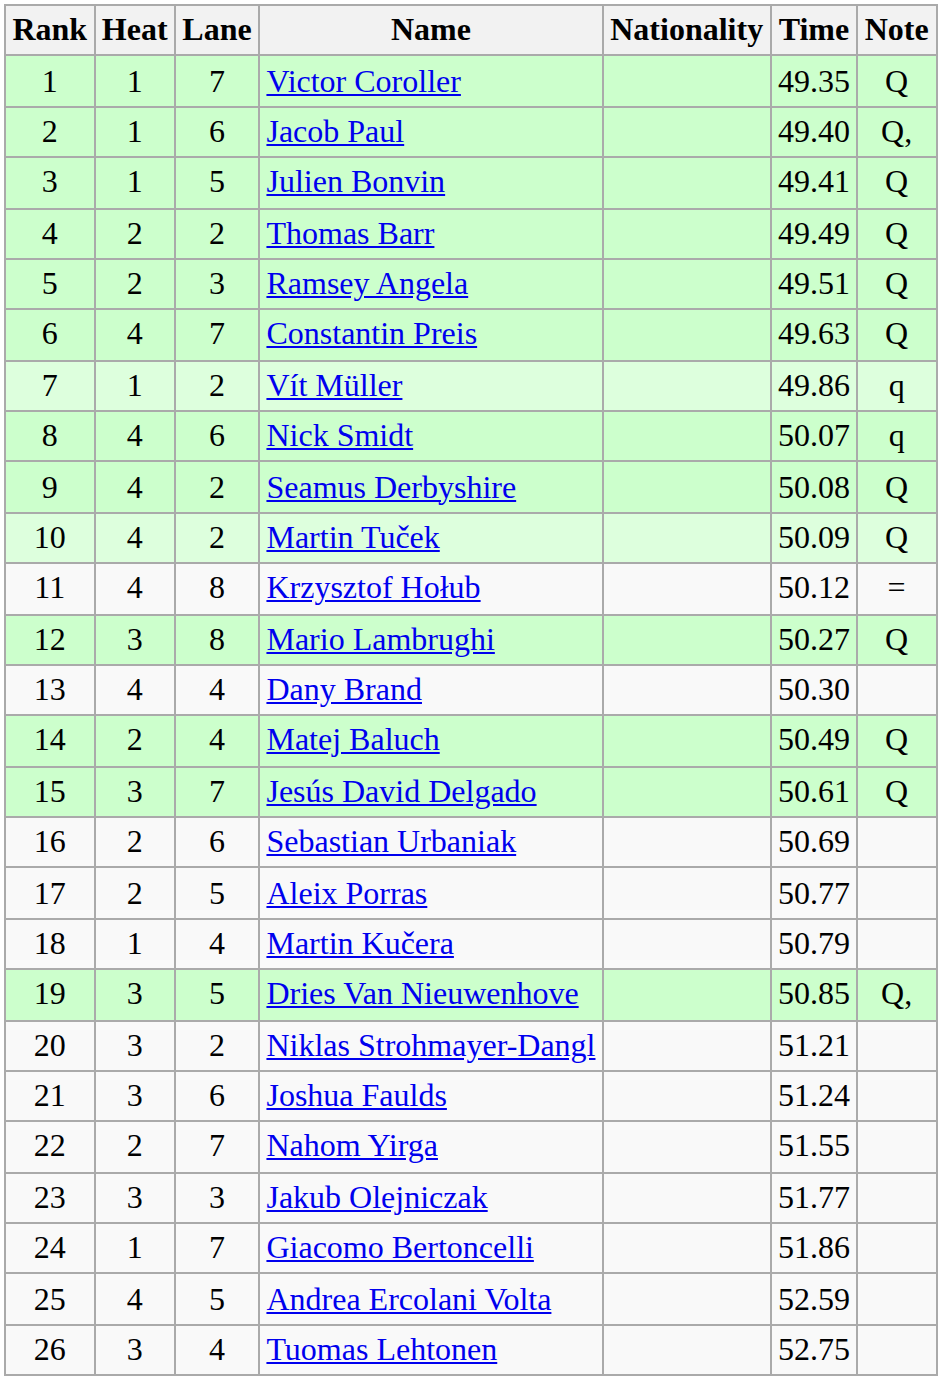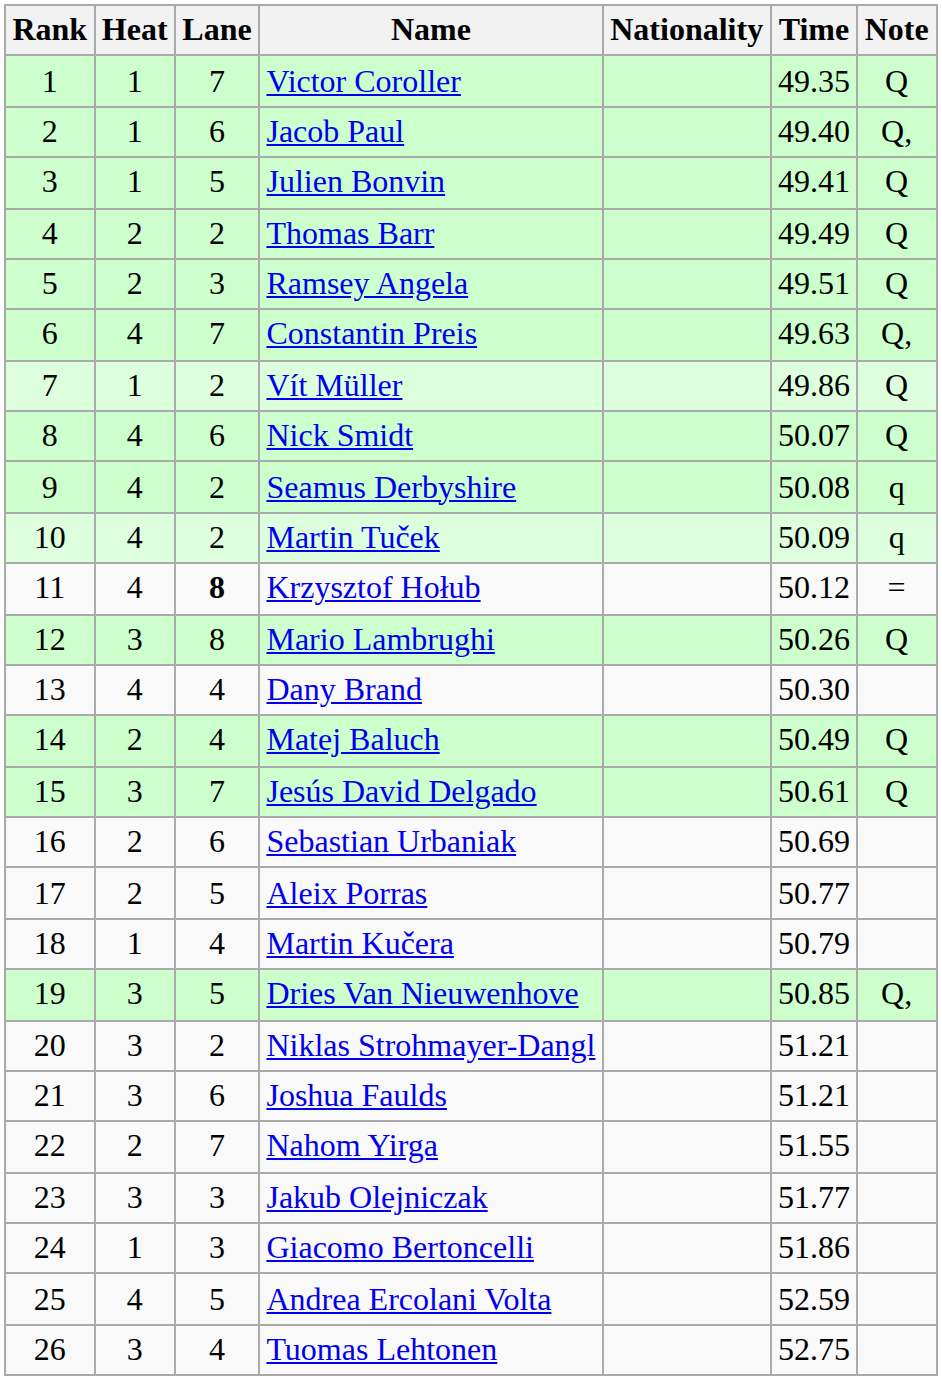(897, 334) Q -> (897, 334) Q,
(897, 385) q -> (897, 385) Q
(897, 435) q -> (897, 435) Q
(897, 486) Q -> (897, 486) q
(897, 537) Q -> (897, 537) q
(217, 588) normal -> (217, 588) bold
(814, 638) 50.27 -> (814, 638) 50.26
(814, 1095) 51.24 -> (814, 1095) 51.21
(217, 1247) 7 -> (217, 1247) 3
